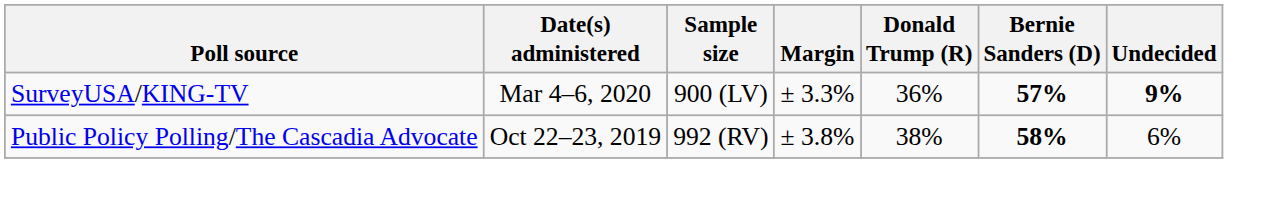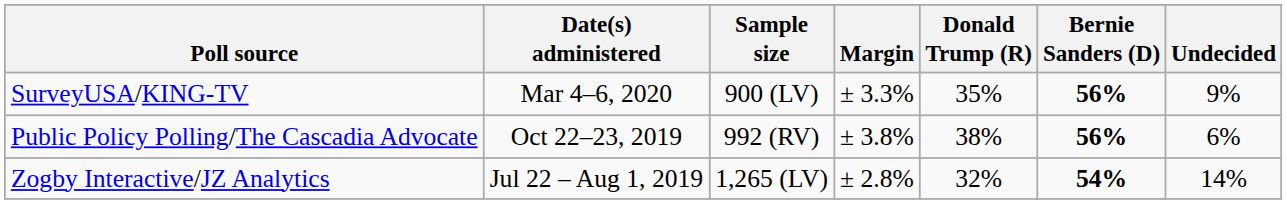(919, 93) 36% -> (979, 93) 35%
(1042, 93) 57% -> (1102, 93) 56%
(1164, 93) bold -> (1224, 93) normal
(1042, 136) 58% -> (1102, 136) 56%
+ row: (170, 178)
